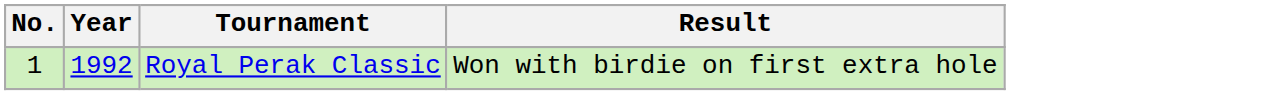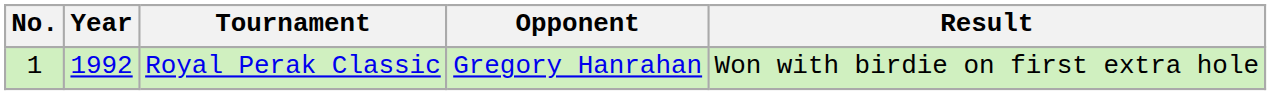+ column: (578, 26)
